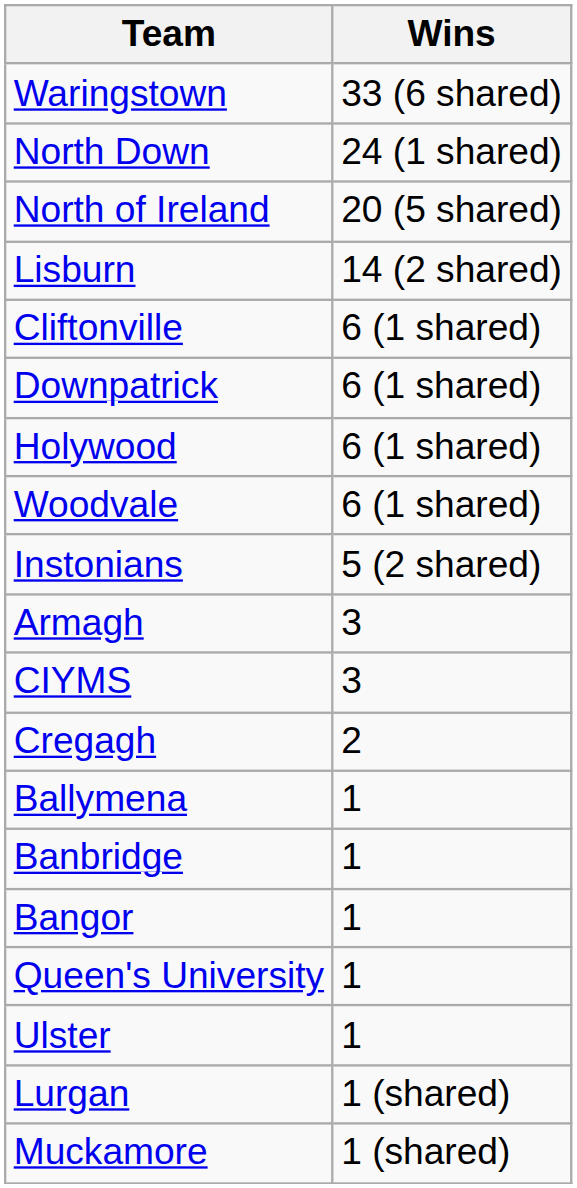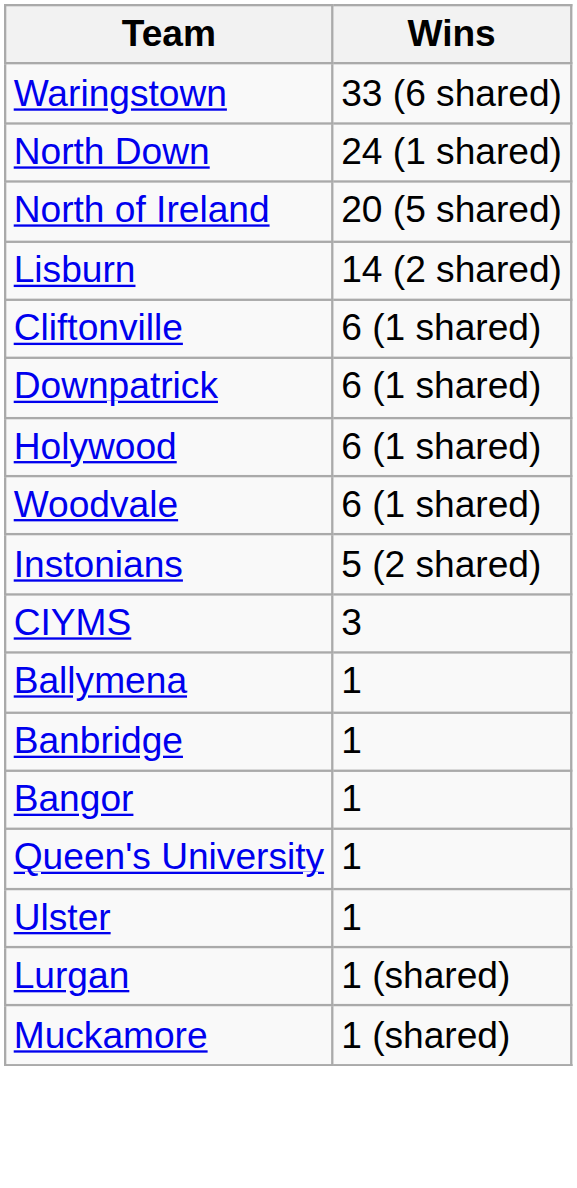- row: (79, 622)
- row: (85, 740)
